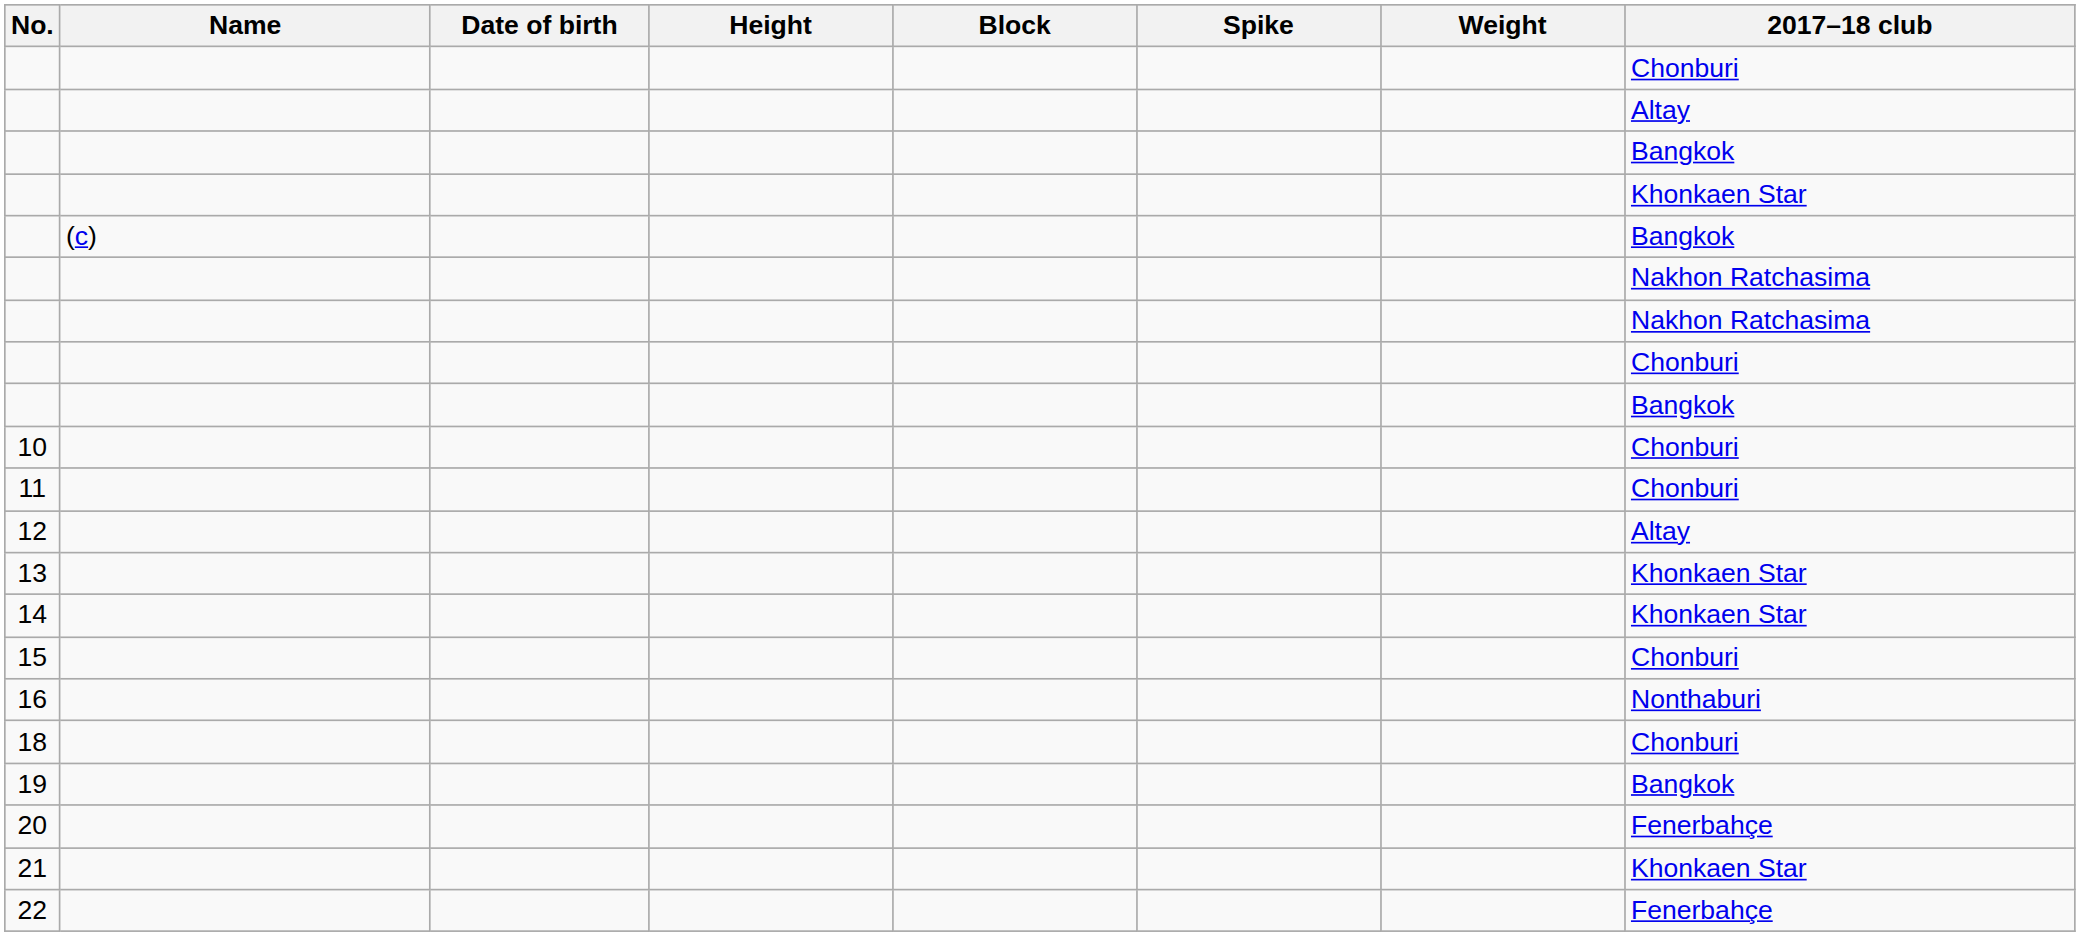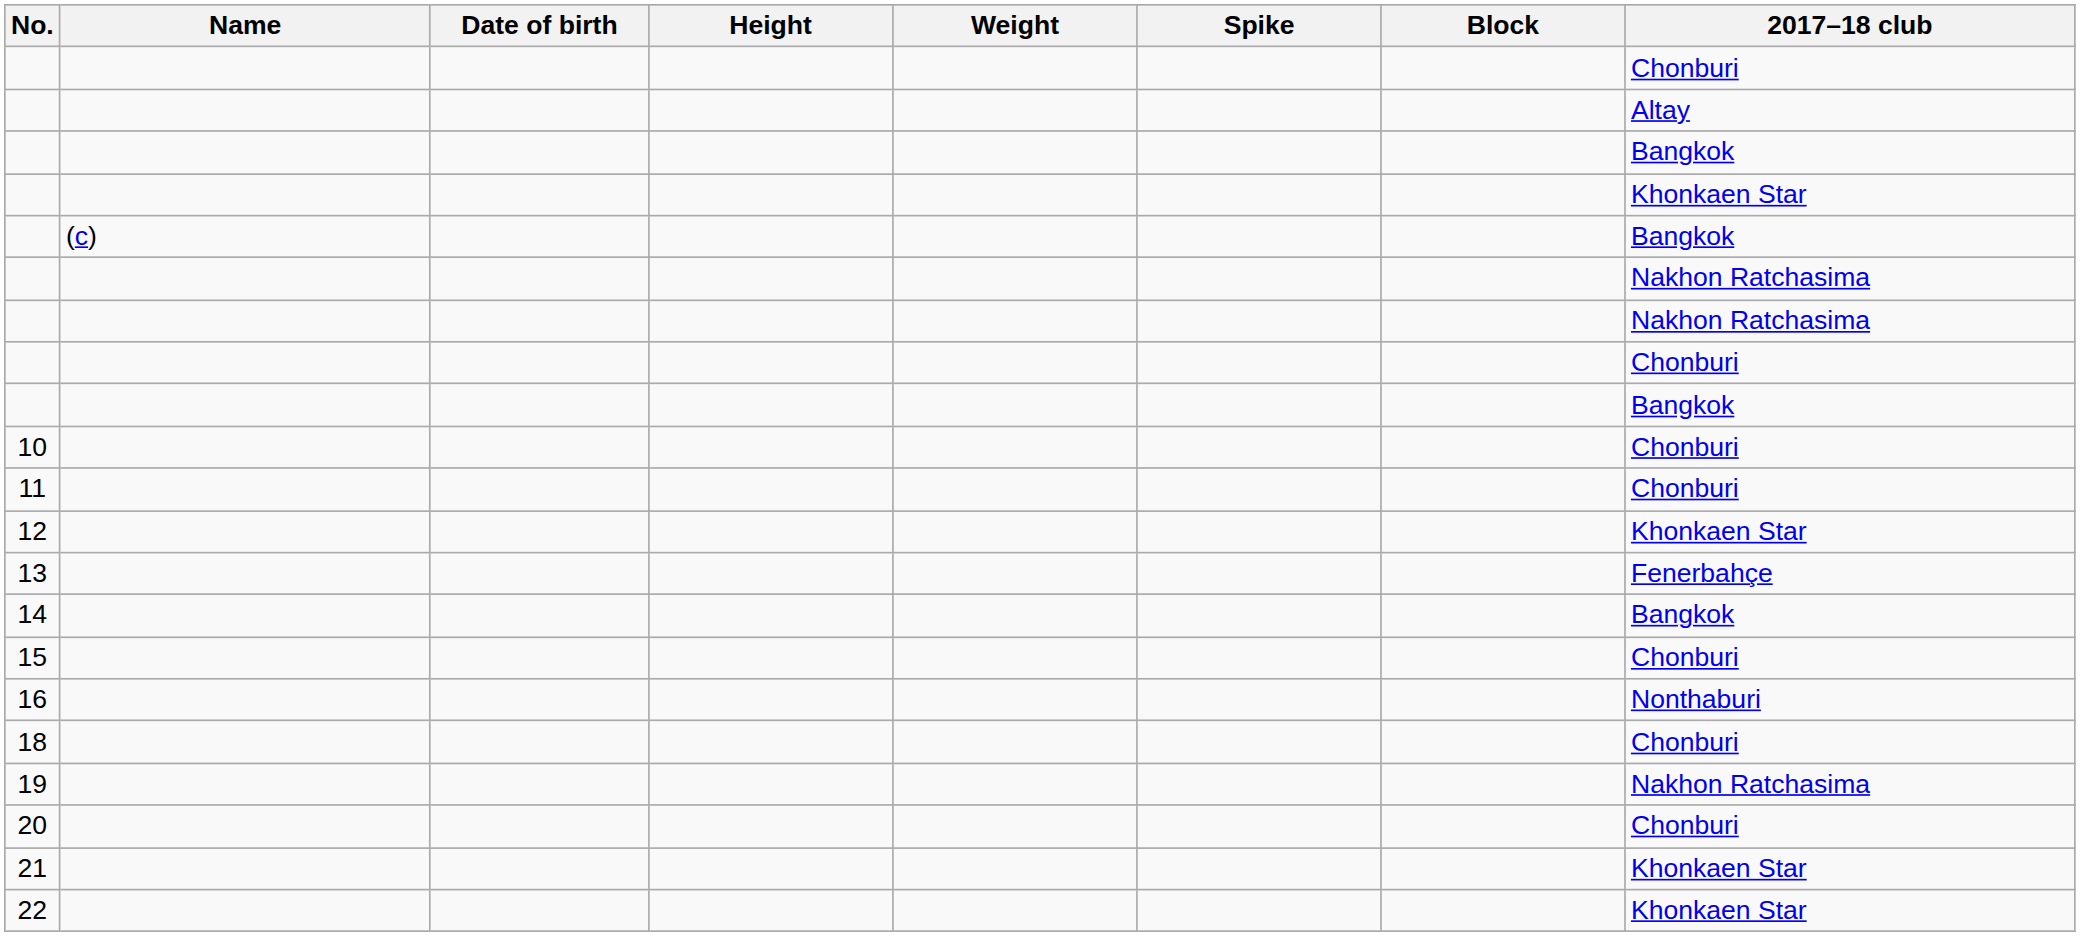columns swapped: (1503, 25) <-> (1015, 25)
(1660, 531) Altay -> (1719, 531) Khonkaen Star
(1719, 573) Khonkaen Star -> (1702, 573) Fenerbahçe
(1719, 615) Khonkaen Star -> (1683, 615) Bangkok
(1683, 783) Bangkok -> (1751, 783) Nakhon Ratchasima
(1702, 825) Fenerbahçe -> (1685, 825) Chonburi
(1702, 910) Fenerbahçe -> (1719, 910) Khonkaen Star
